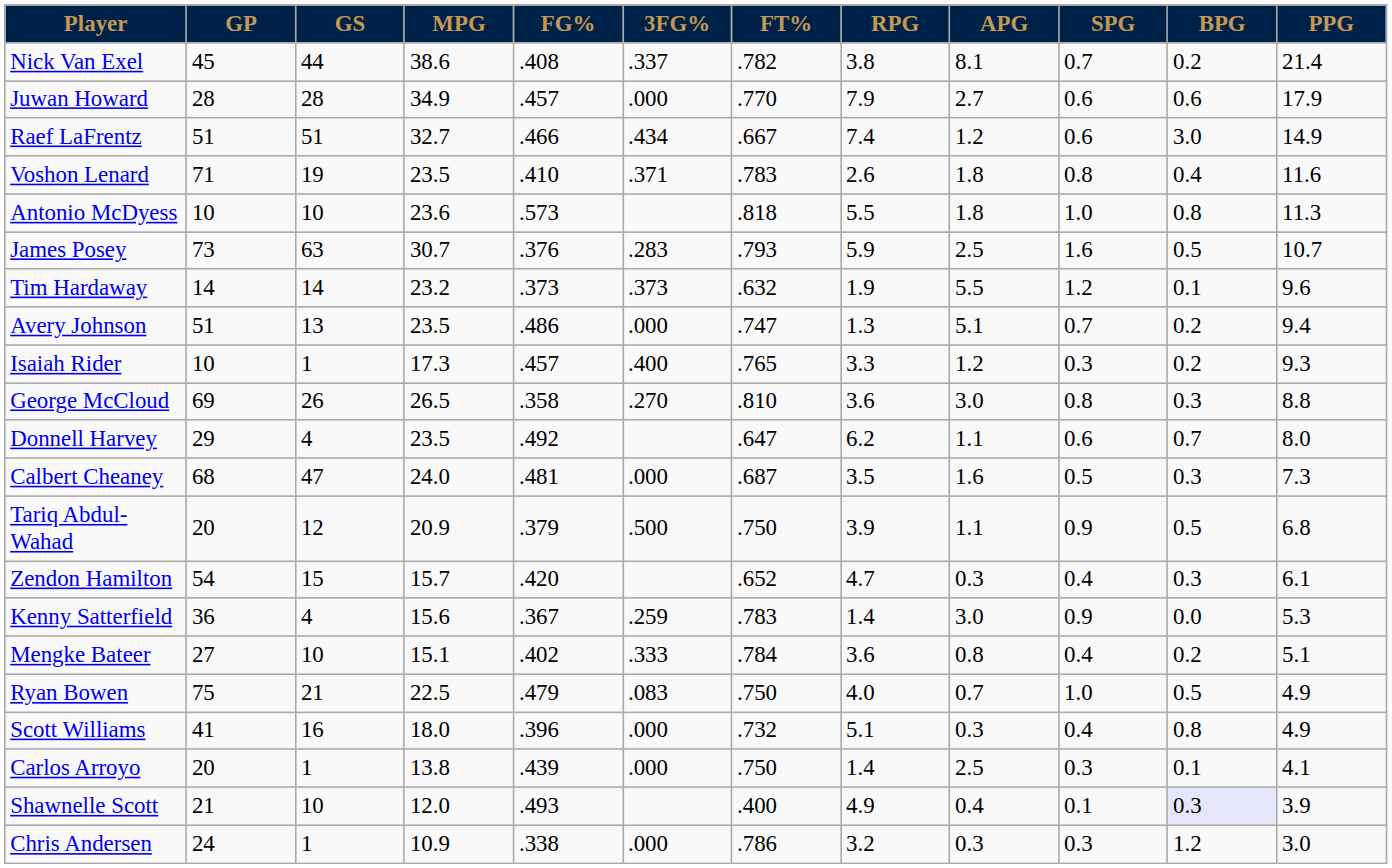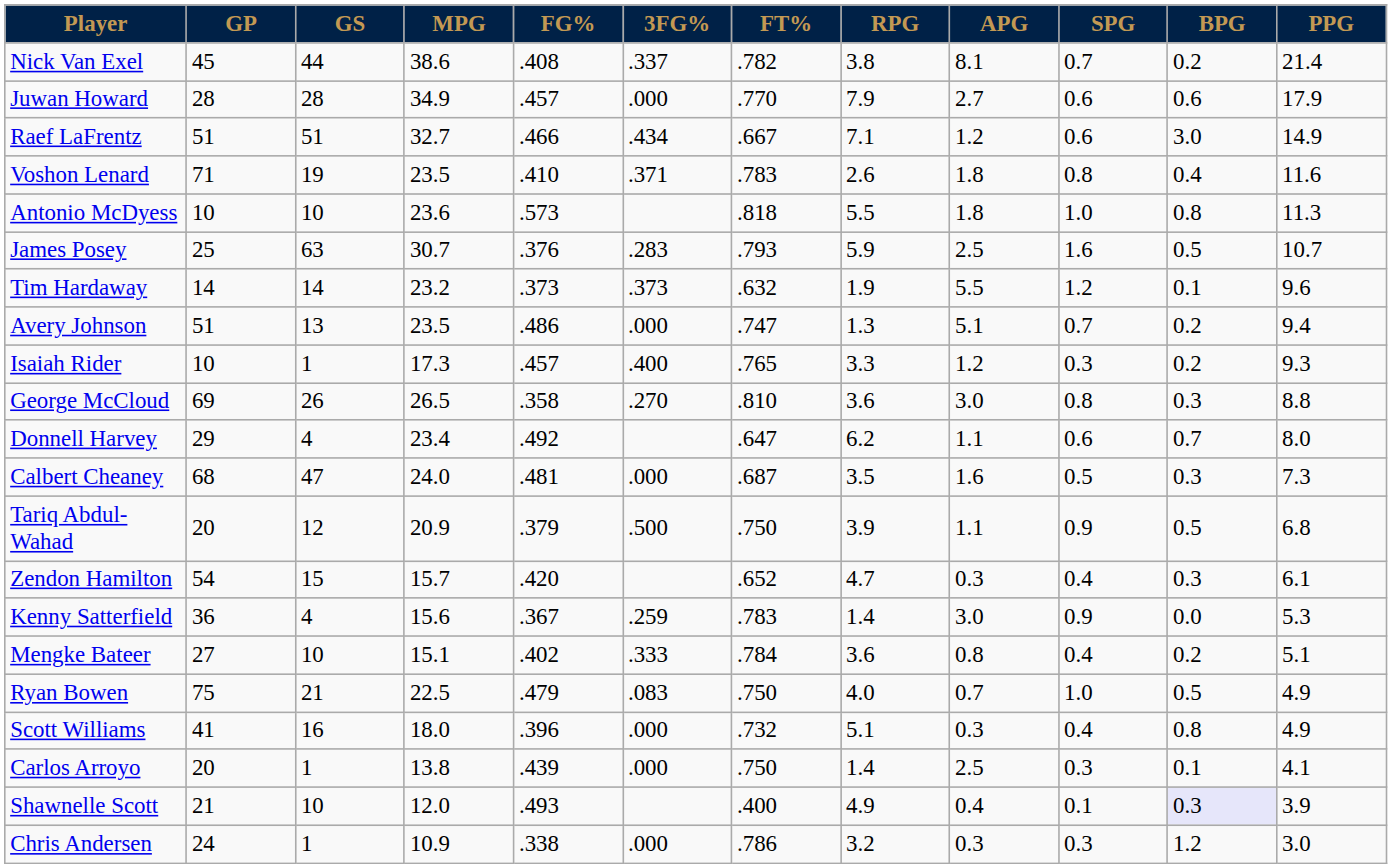(860, 137) 7.4 -> (860, 137) 7.1
(203, 250) 73 -> (203, 250) 25
(430, 439) 23.5 -> (430, 439) 23.4
